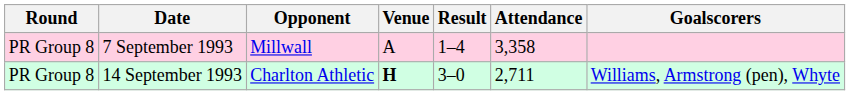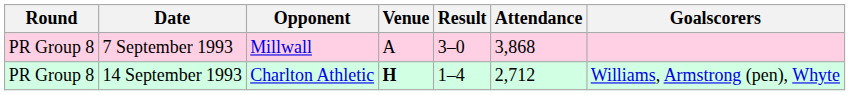(451, 47) 1–4 -> (451, 47) 3–0
(515, 47) 3,358 -> (515, 47) 3,868
(451, 75) 3–0 -> (451, 75) 1–4
(515, 75) 2,711 -> (515, 75) 2,712
